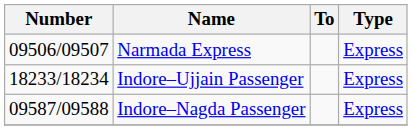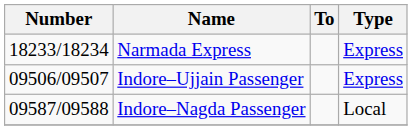(59, 49) 09506/09507 -> (59, 49) 18233/18234
(59, 79) 18233/18234 -> (59, 79) 09506/09507
(373, 109) Express -> (365, 109) Local
